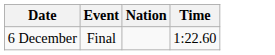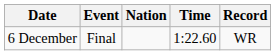+ column: (245, 15)
